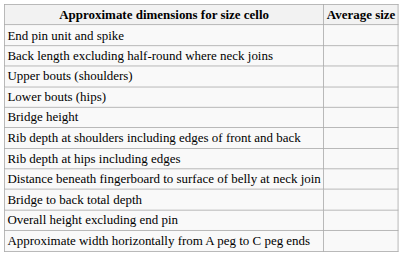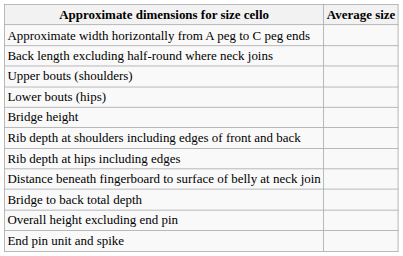rows swapped: (159, 240) <-> (66, 35)
